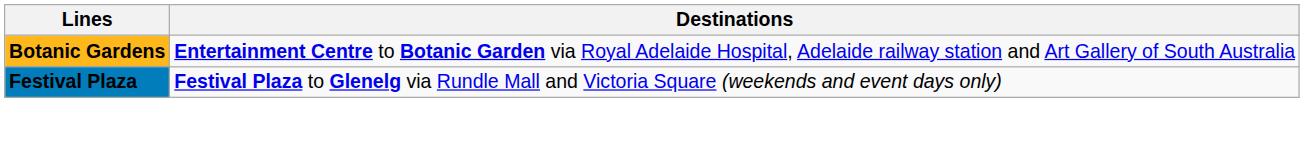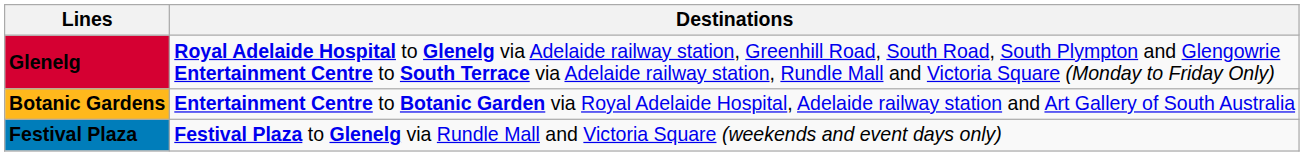+ row: (45, 61)
